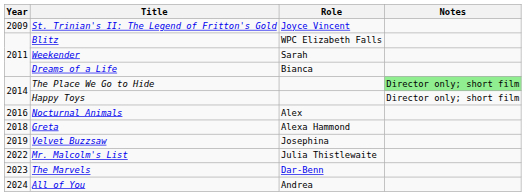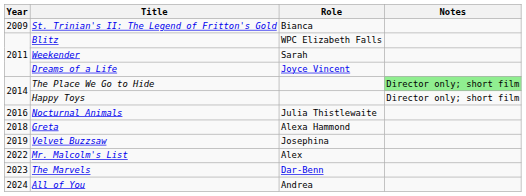(316, 26) Joyce Vincent -> (297, 26) Bianca
(297, 69) Bianca -> (316, 69) Joyce Vincent
(292, 112) Alex -> (329, 112) Julia Thistlewaite
(329, 156) Julia Thistlewaite -> (292, 156) Alex
